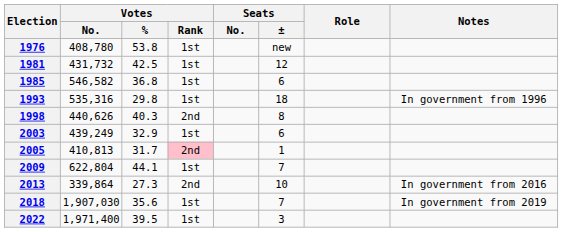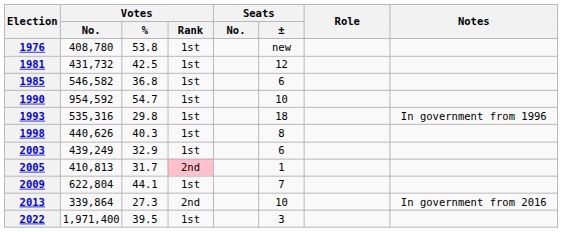+ row: (32, 99)
(190, 116) 2nd -> (190, 133) 1st
- row: (32, 202)
